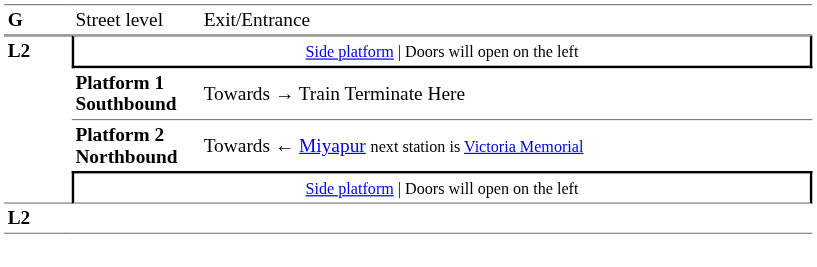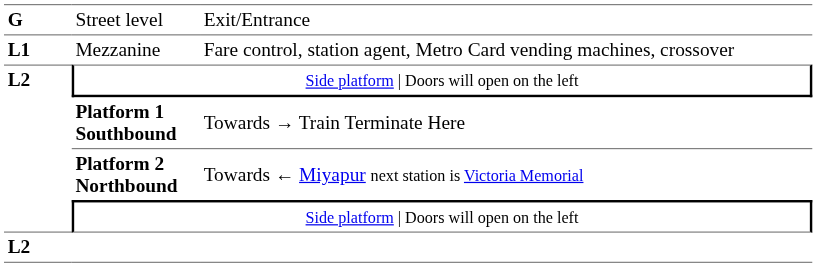+ row: (118, 49)
